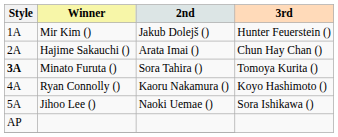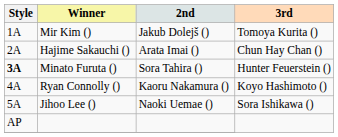(284, 31) Hunter Feuerstein () -> (278, 31) Tomoya Kurita ()
(278, 68) Tomoya Kurita () -> (284, 68) Hunter Feuerstein ()
